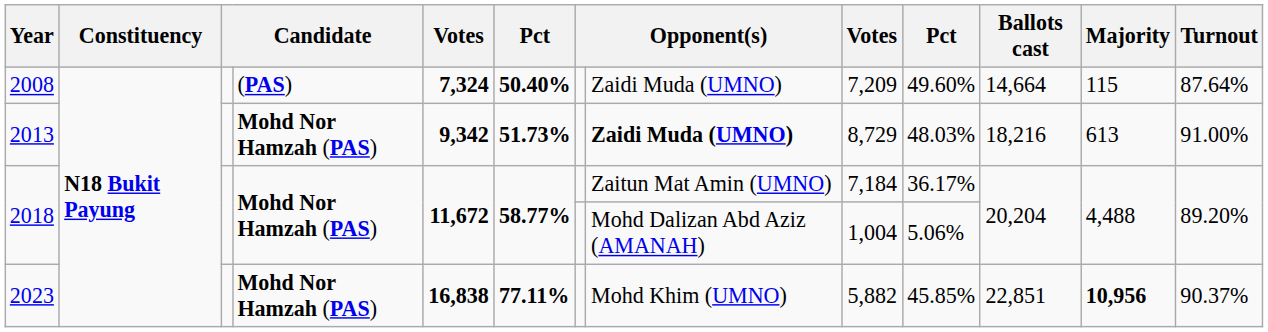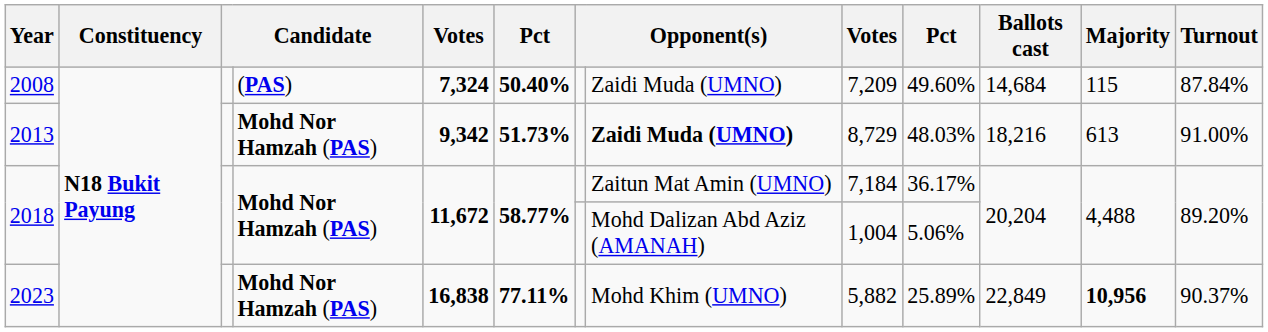(1016, 85) 14,664 -> (1016, 85) 14,684
(1214, 85) 87.64% -> (1214, 85) 87.84%
(941, 295) 45.85% -> (941, 295) 25.89%
(1016, 295) 22,851 -> (1016, 295) 22,849
